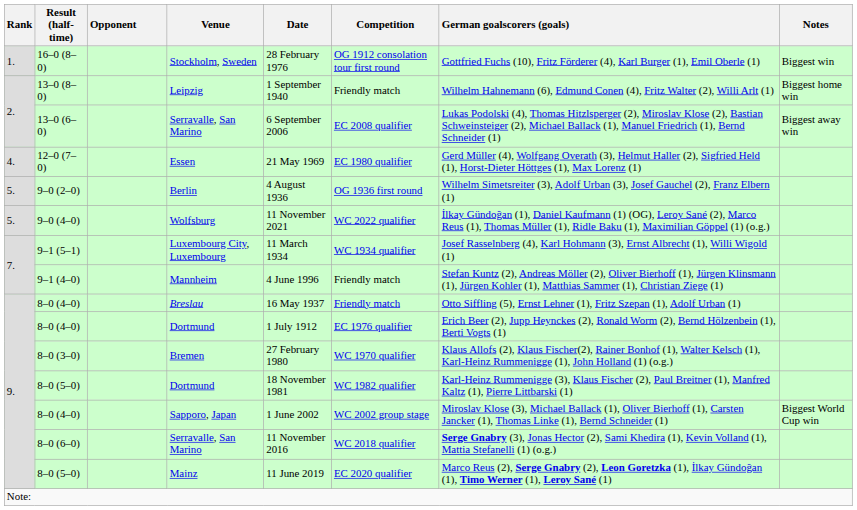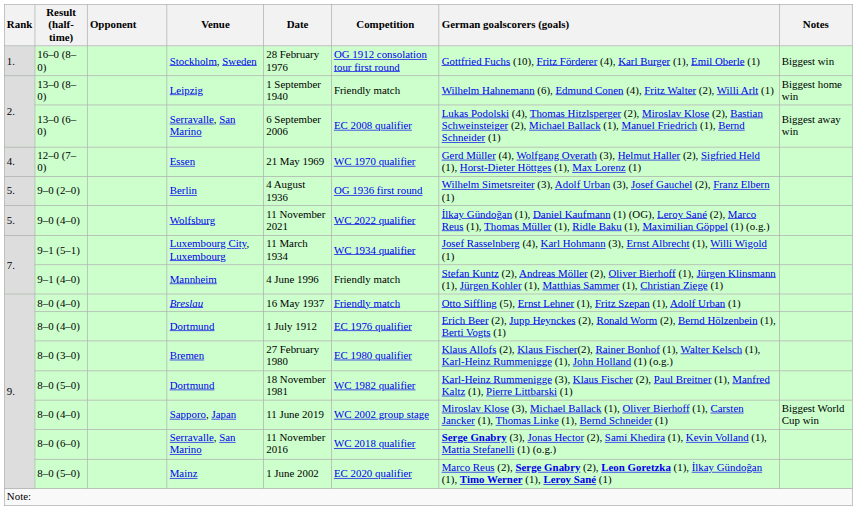(373, 161) EC 1980 qualifier -> (375, 161) WC 1970 qualifier
(375, 355) WC 1970 qualifier -> (373, 355) EC 1980 qualifier
(292, 414) 1 June 2002 -> (295, 414) 11 June 2019
(295, 473) 11 June 2019 -> (292, 473) 1 June 2002
